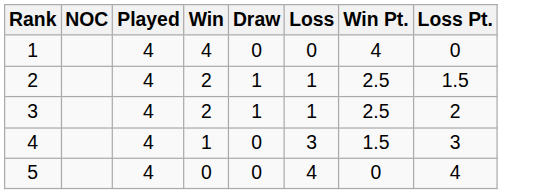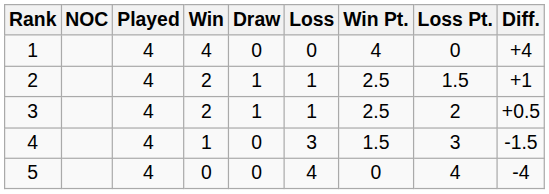+ column: (521, 19)
